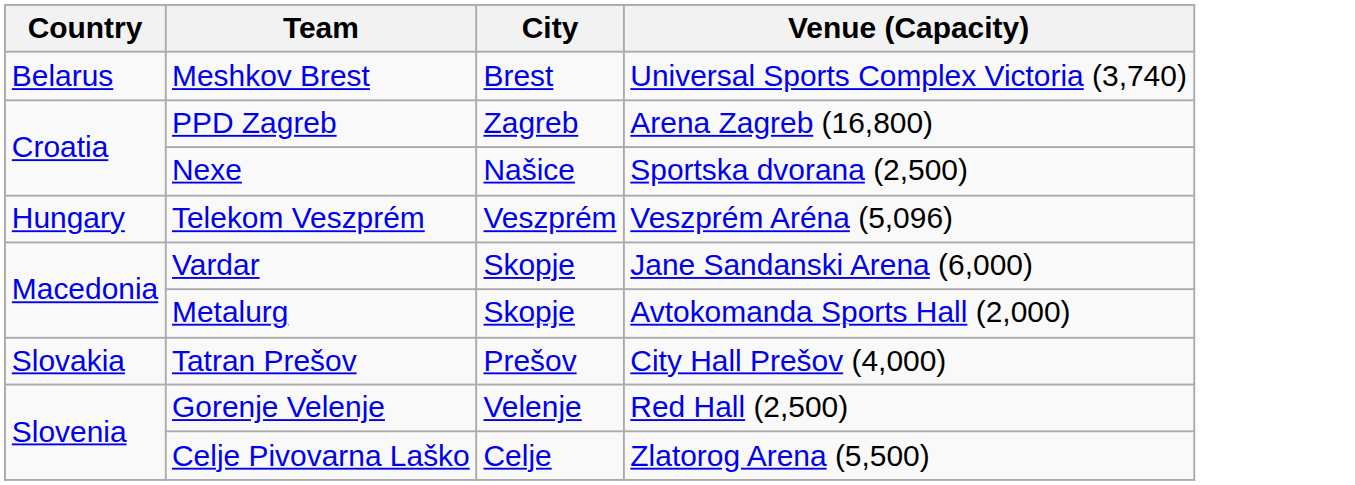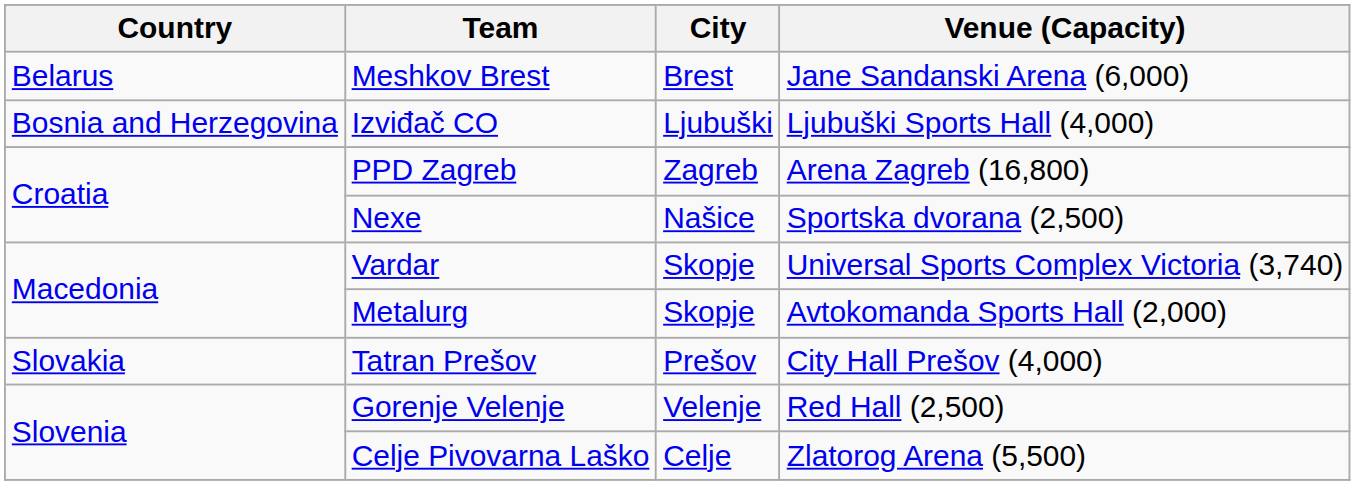(909, 75) Universal Sports Complex Victoria (3,740) -> (988, 75) Jane Sandanski Arena (6,000)
+ row: (425, 123)
- row: (298, 218)
(832, 265) Jane Sandanski Arena (6,000) -> (1065, 265) Universal Sports Complex Victoria (3,740)
